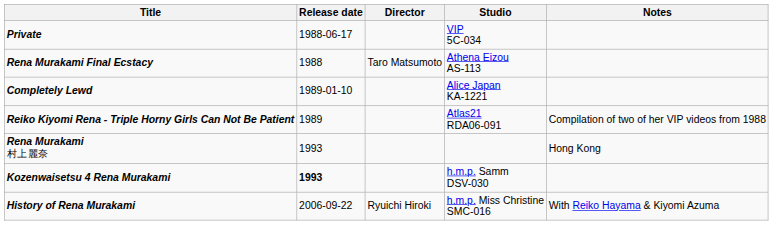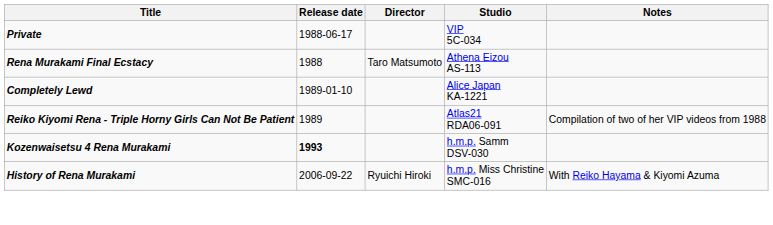- row: (45, 148)
